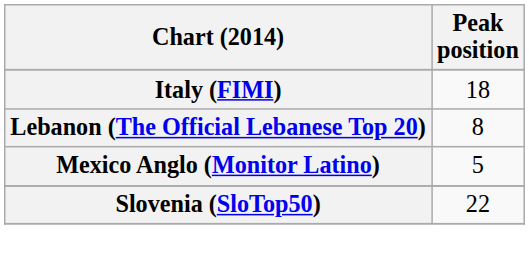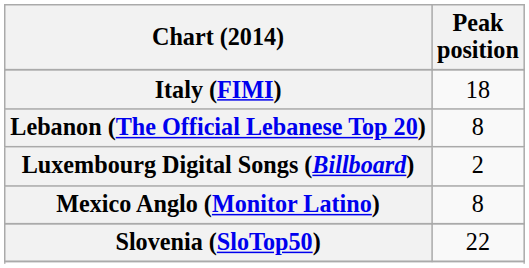+ row: (218, 165)
(478, 165) 5 -> (478, 204) 8
